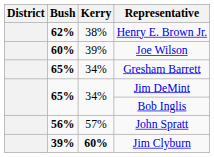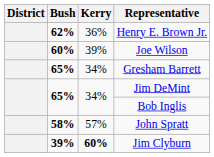(96, 32) 38% -> (96, 32) 36%
(63, 124) 56% -> (63, 124) 58%
